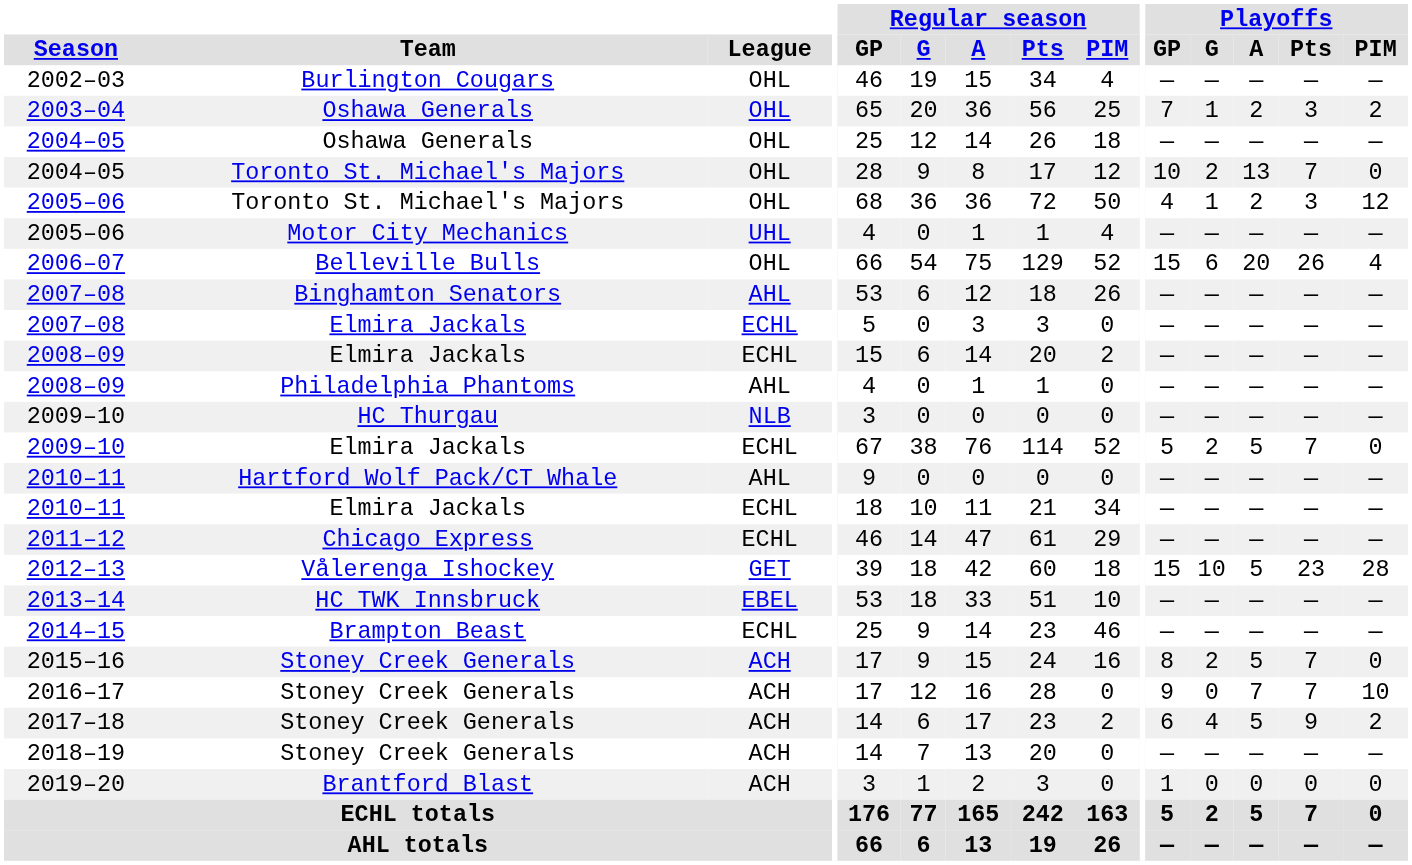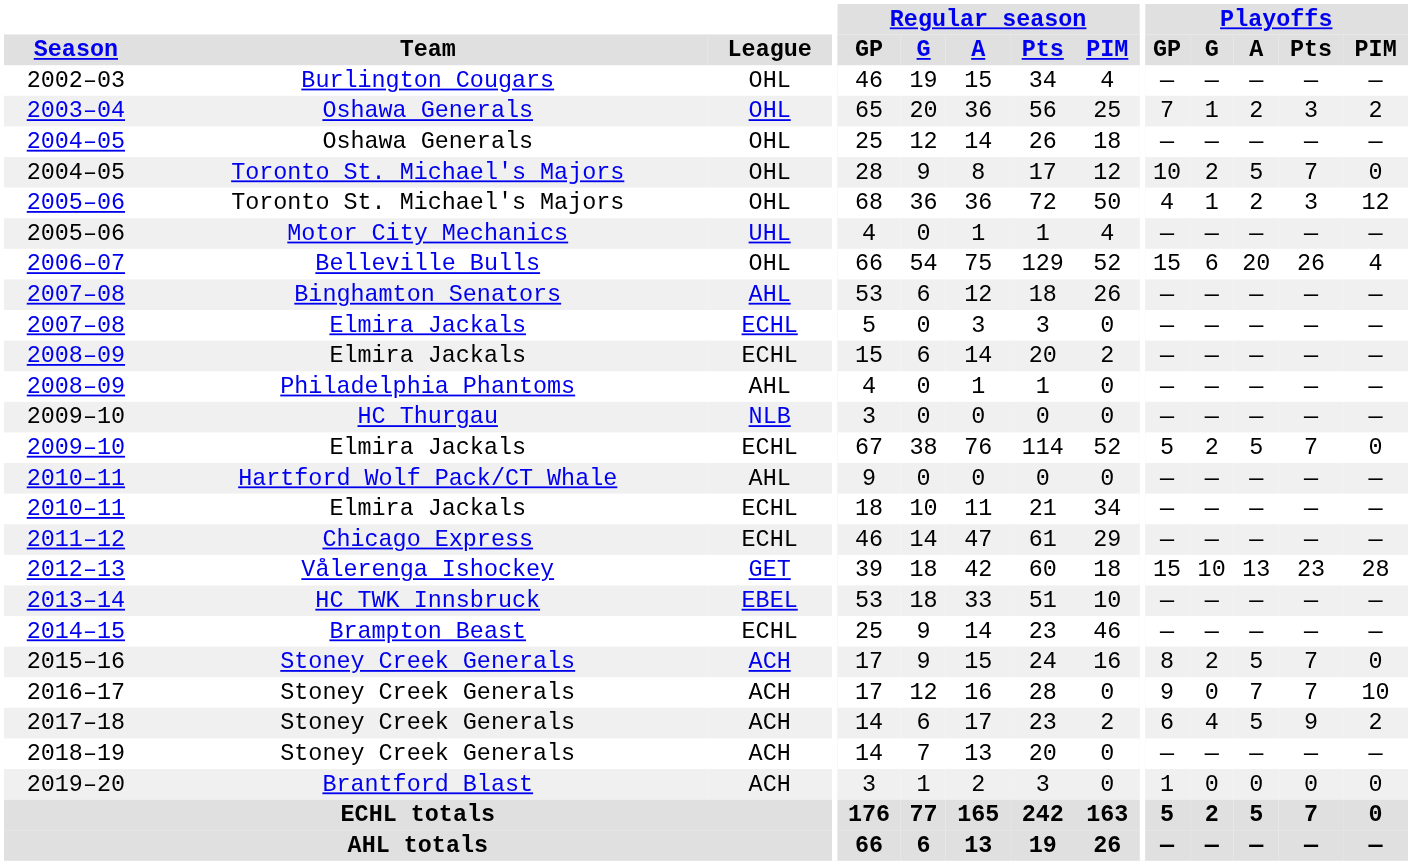(1256, 172) 13 -> (1256, 172) 5
(1256, 570) 5 -> (1256, 570) 13
